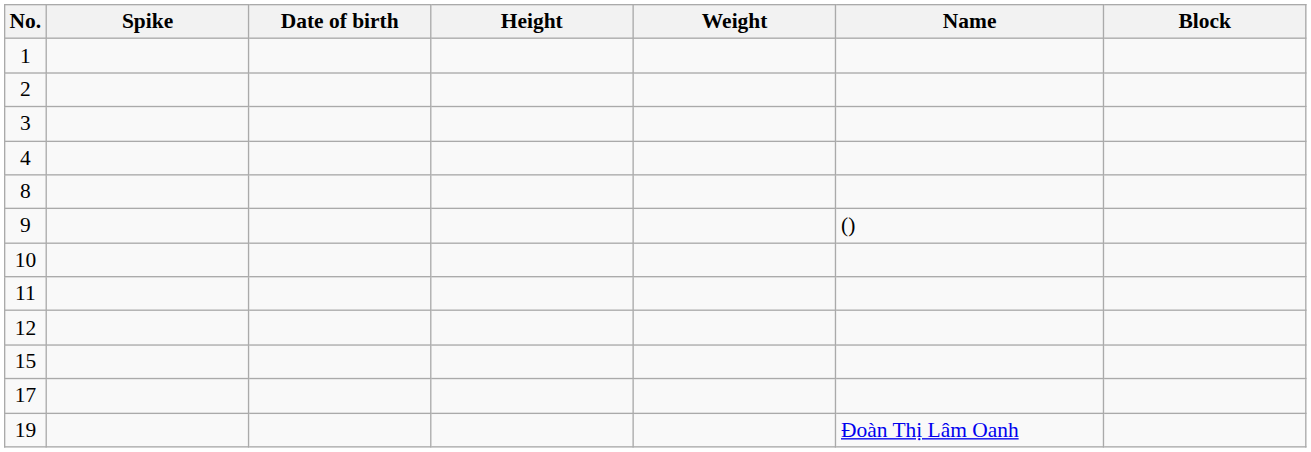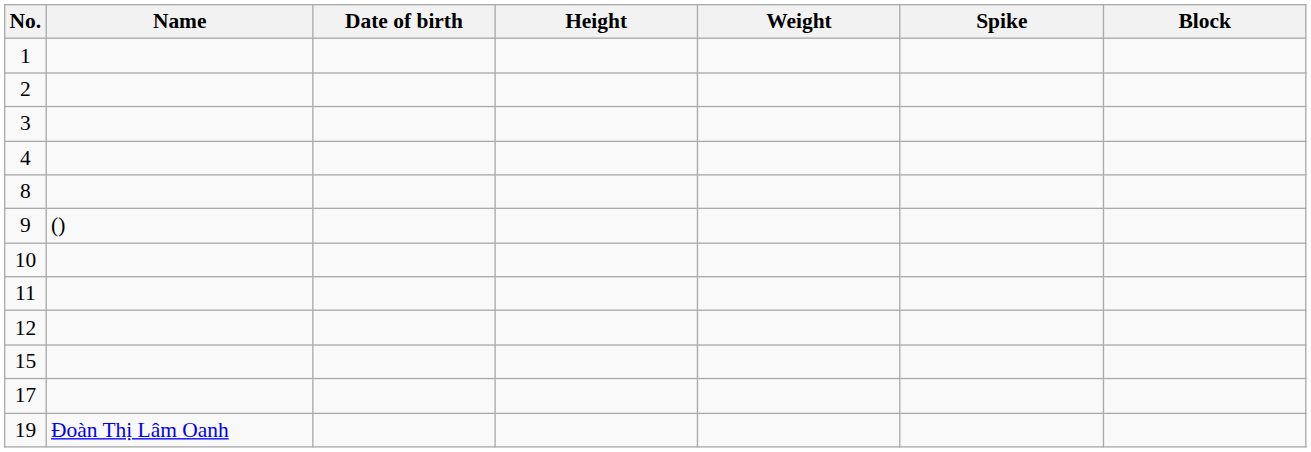columns swapped: (970, 21) <-> (148, 21)
